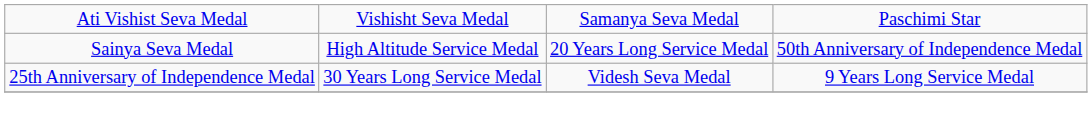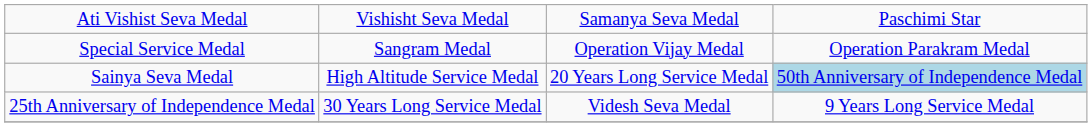+ row: (162, 48)
(930, 48) no background -> (930, 77) lightblue background
